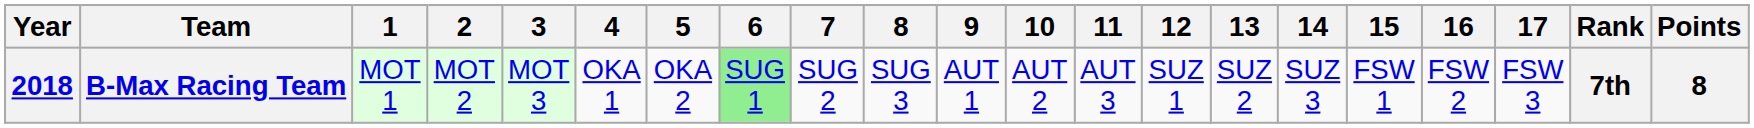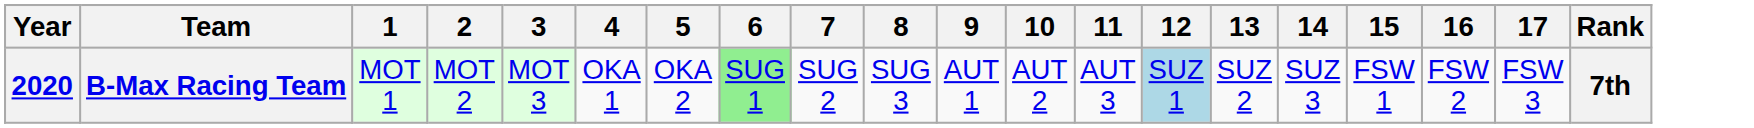- column: (1699, 26)
(42, 85) 2018 -> (42, 85) 2020
(1176, 85) no background -> (1176, 85) lightblue background
